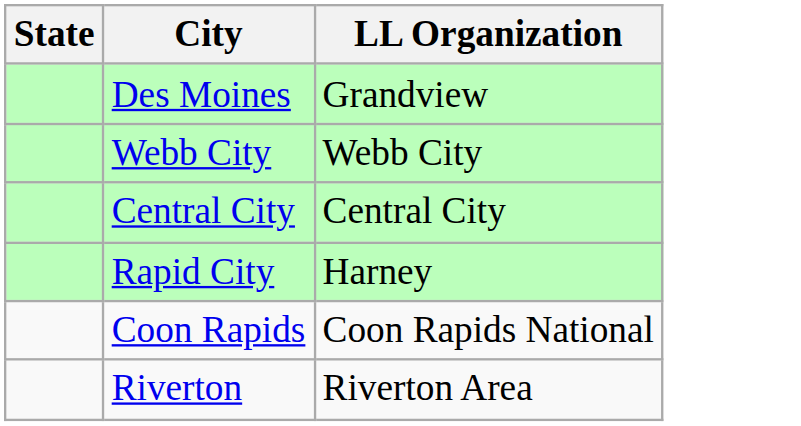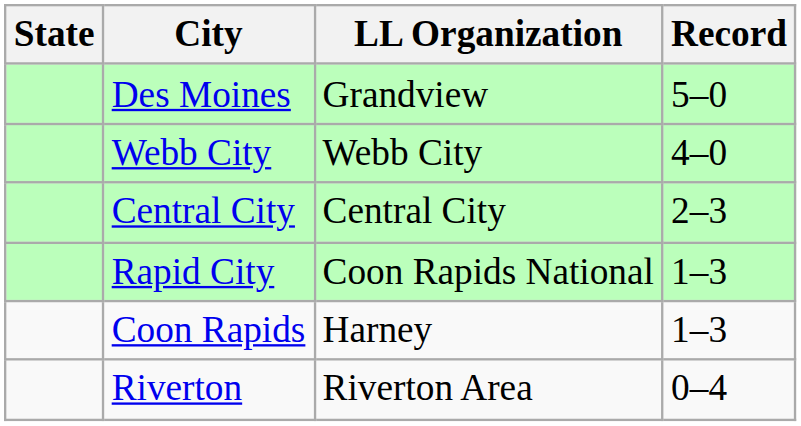+ column: (729, 34)
(377, 270) Harney -> (488, 270) Coon Rapids National
(488, 329) Coon Rapids National -> (377, 329) Harney
